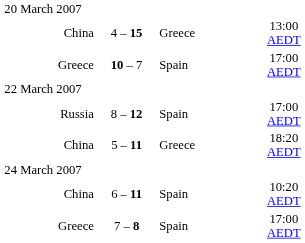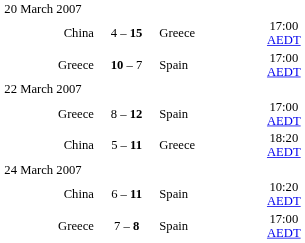(284, 33) 13:00 AEDT -> (284, 33) 17:00 AEDT
(77, 113) Russia -> (76, 113) Greece
